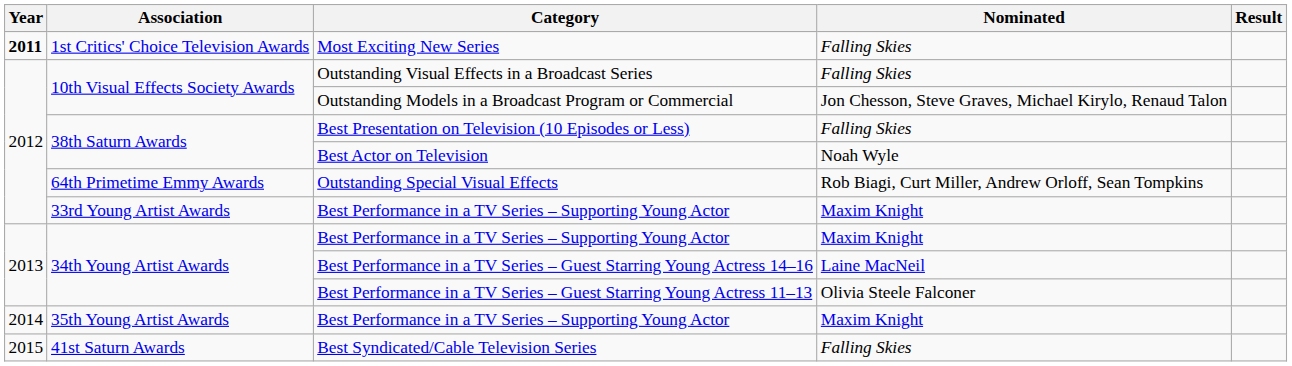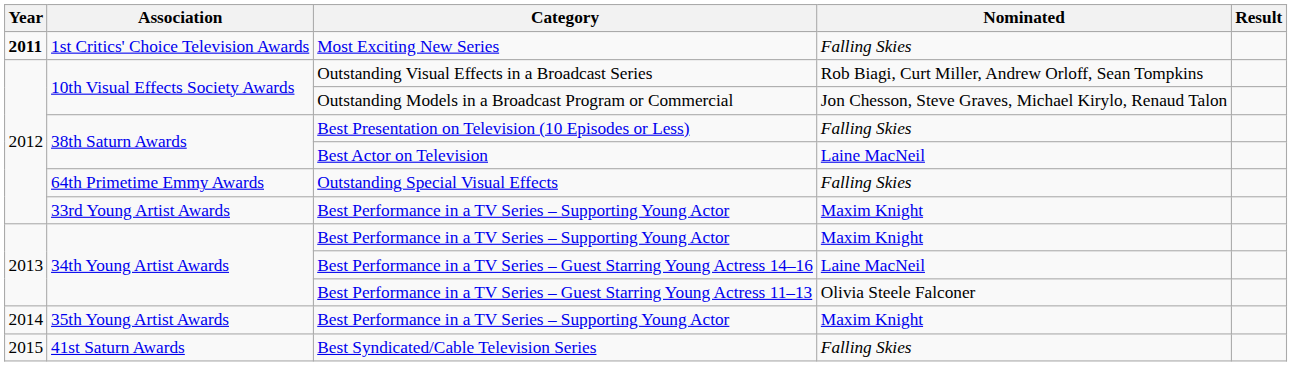(866, 73) Falling Skies -> (1012, 73) Rob Biagi, Curt Miller, Andrew Orloff, Sean Tompkins
(860, 155) Noah Wyle -> (873, 155) Laine MacNeil
(1012, 182) Rob Biagi, Curt Miller, Andrew Orloff, Sean Tompkins -> (866, 182) Falling Skies
